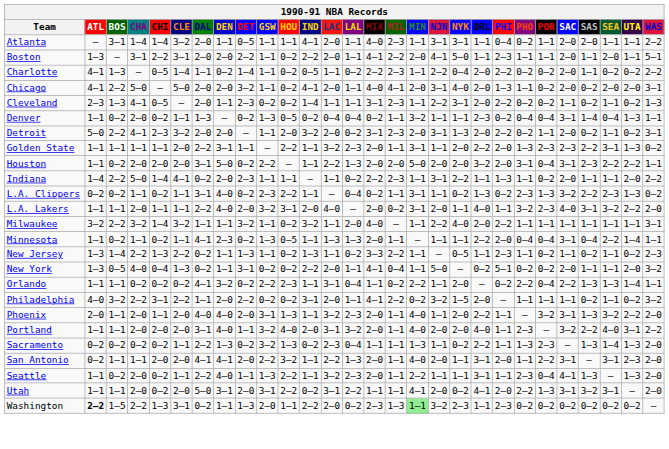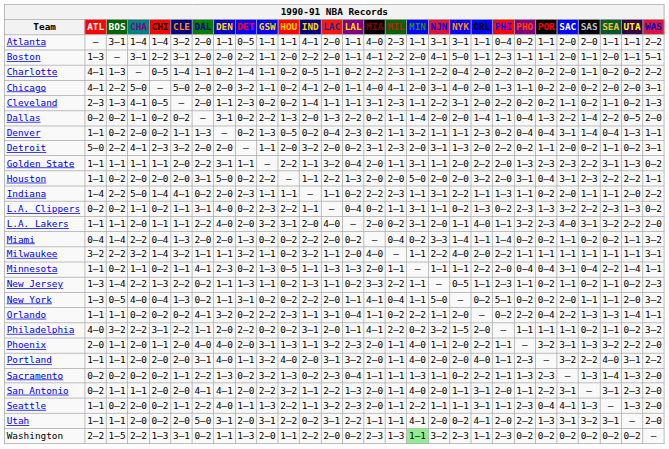(289, 58) 0–2 -> (289, 58) 2–0
+ row: (24, 118)
(353, 118) 0–4 -> (353, 134) 2–3
(353, 149) 2–3 -> (353, 164) 0–4
+ row: (21, 240)
(96, 406) bold -> (96, 437) normal
